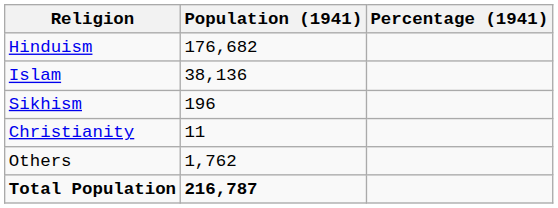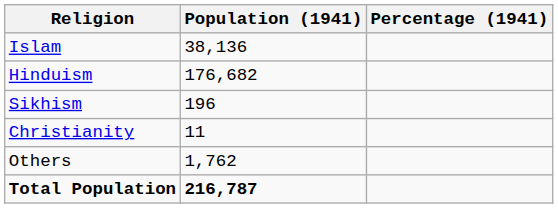rows swapped: (51, 47) <-> (35, 76)
